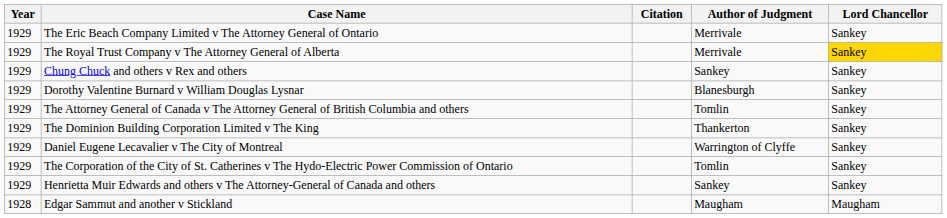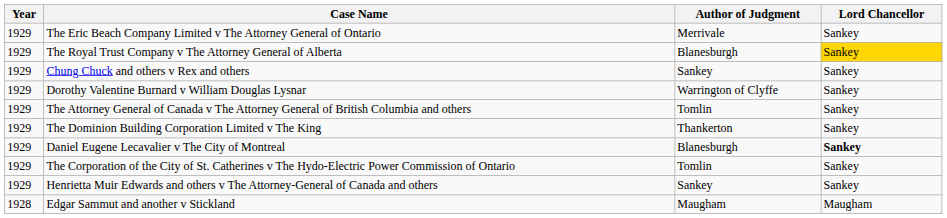- column: (662, 14)
(718, 52) Merrivale -> (707, 52) Blanesburgh
(724, 90) Blanesburgh -> (728, 90) Warrington of Clyffe
(745, 147) Warrington of Clyffe -> (707, 147) Blanesburgh
(849, 147) normal -> (842, 147) bold
